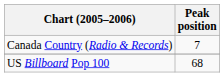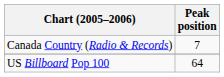(197, 63) 68 -> (197, 63) 64
